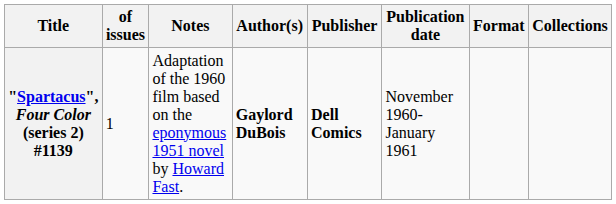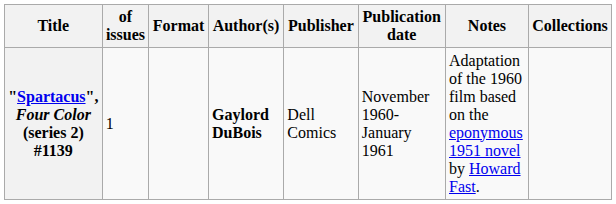columns swapped: (499, 26) <-> (190, 26)
(336, 123) bold -> (312, 123) normal
